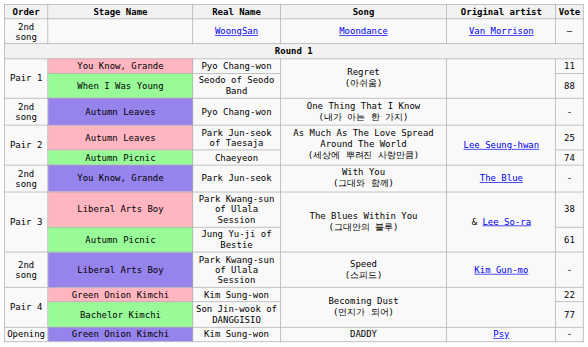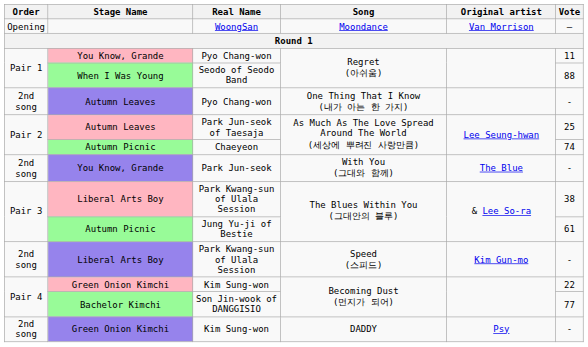(26, 31) 2nd song -> (26, 26) Opening
(26, 334) Opening -> (26, 329) 2nd song
